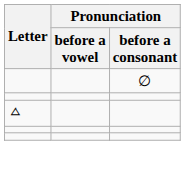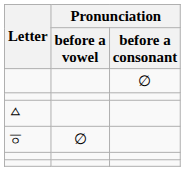+ row: (15, 138)
